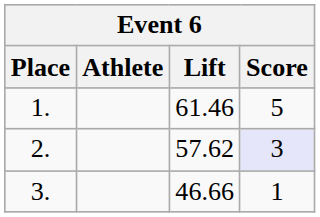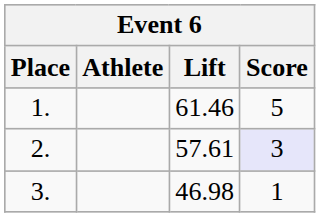(205, 149) 57.62 -> (205, 149) 57.61
(205, 190) 46.66 -> (205, 190) 46.98
